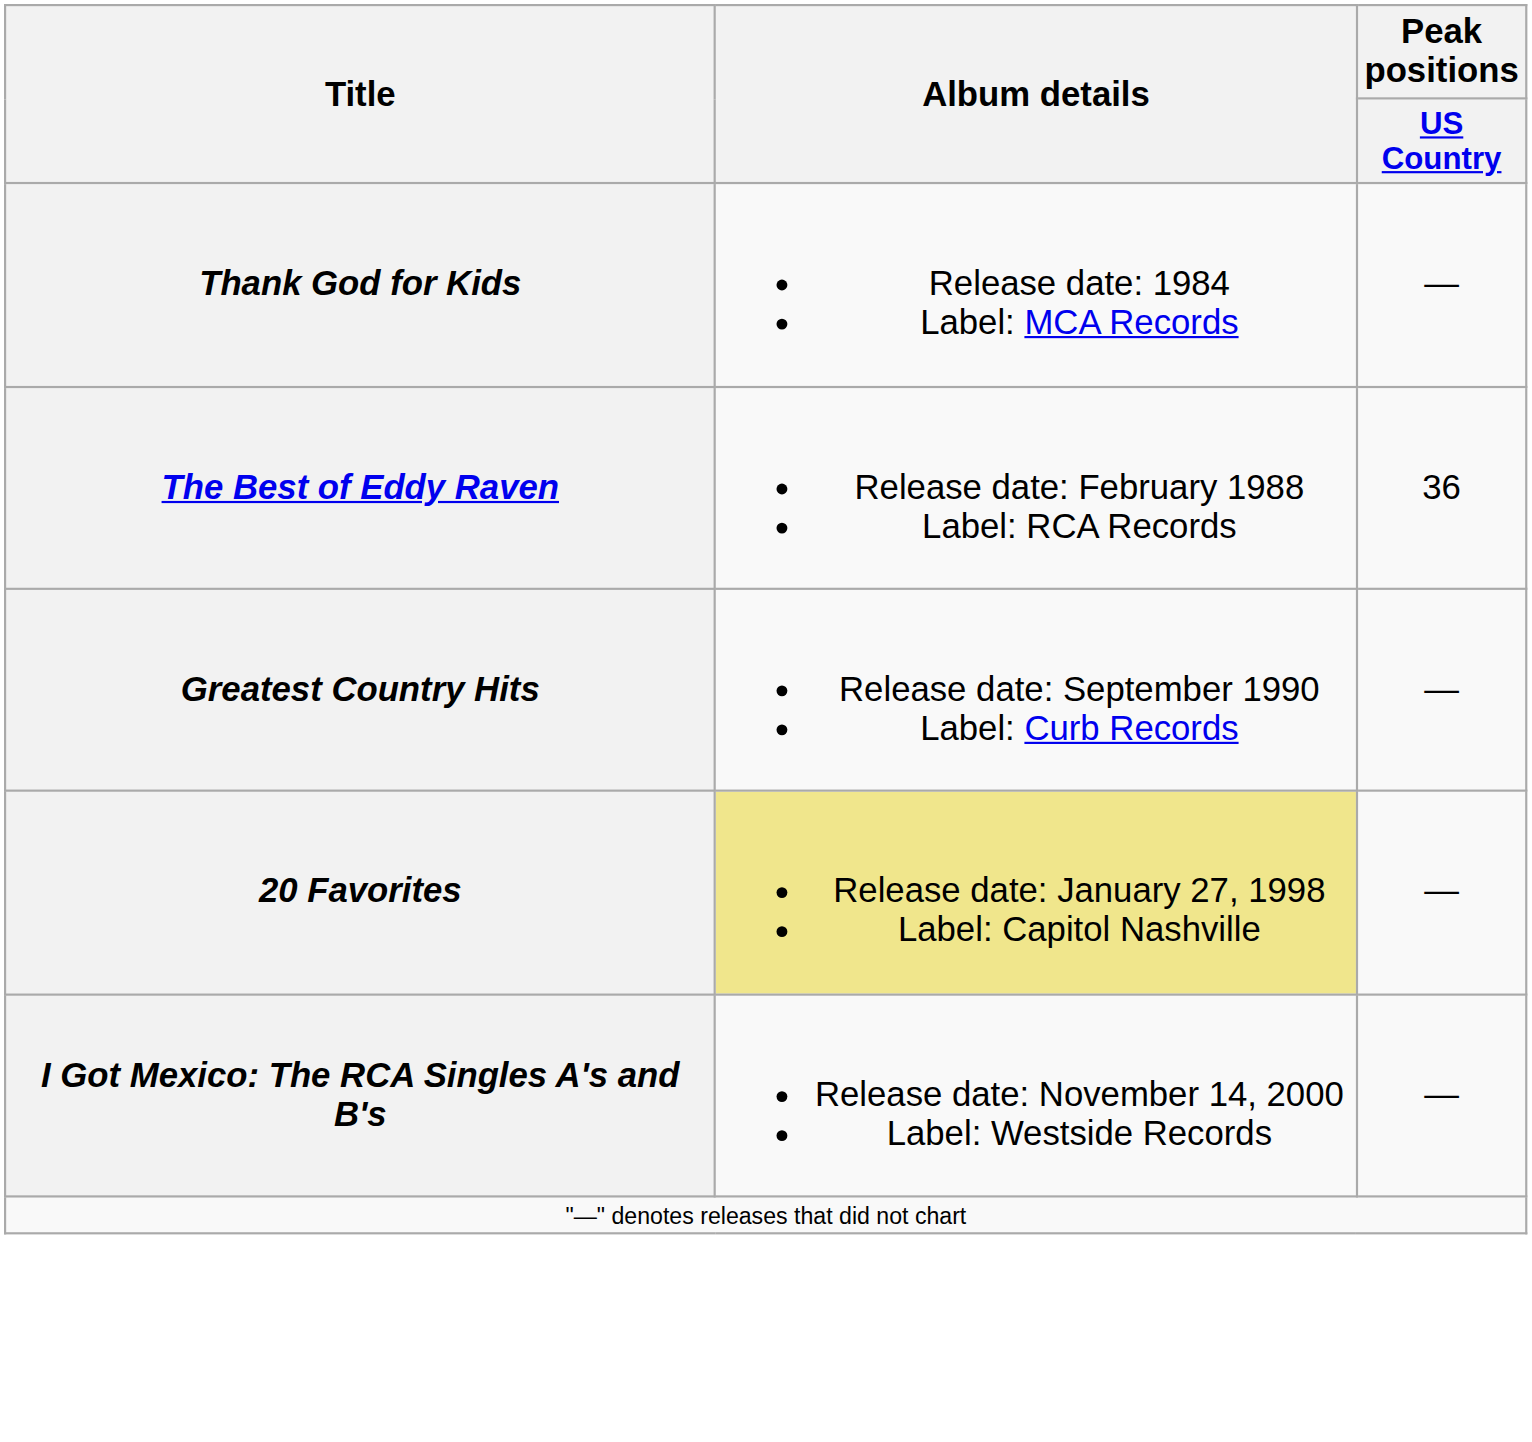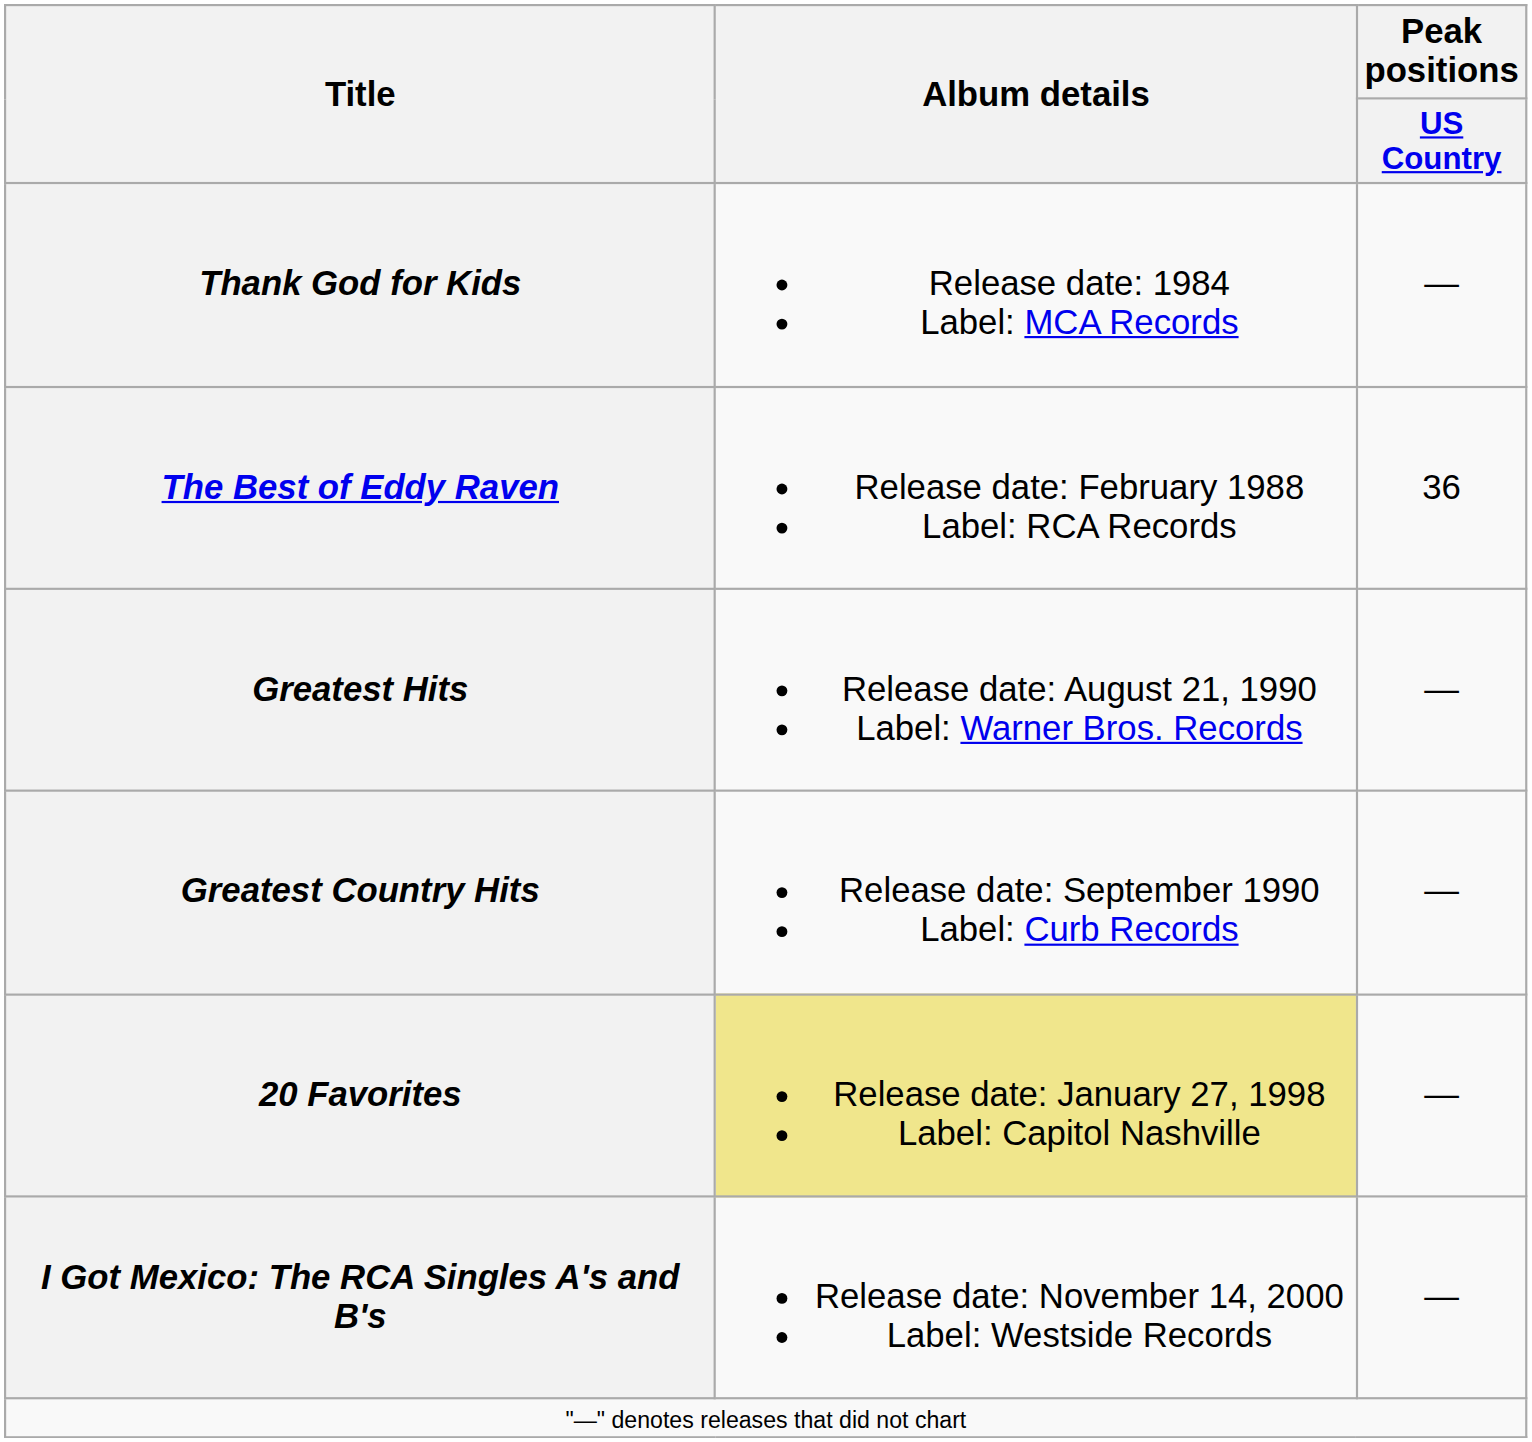+ row: (360, 689)
